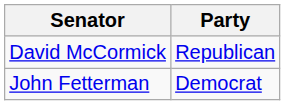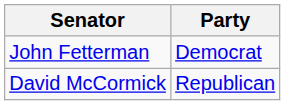rows swapped: (88, 52) <-> (79, 83)
